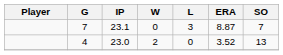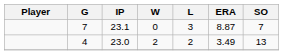(190, 42) 0 -> (190, 42) 2
(226, 42) 3.52 -> (226, 42) 3.49
